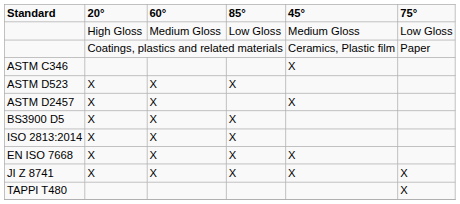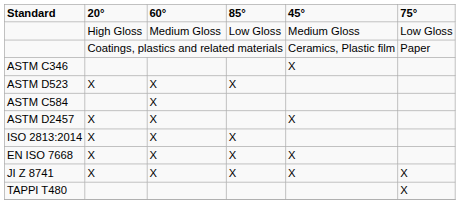+ row: (37, 102)
- row: (36, 119)
